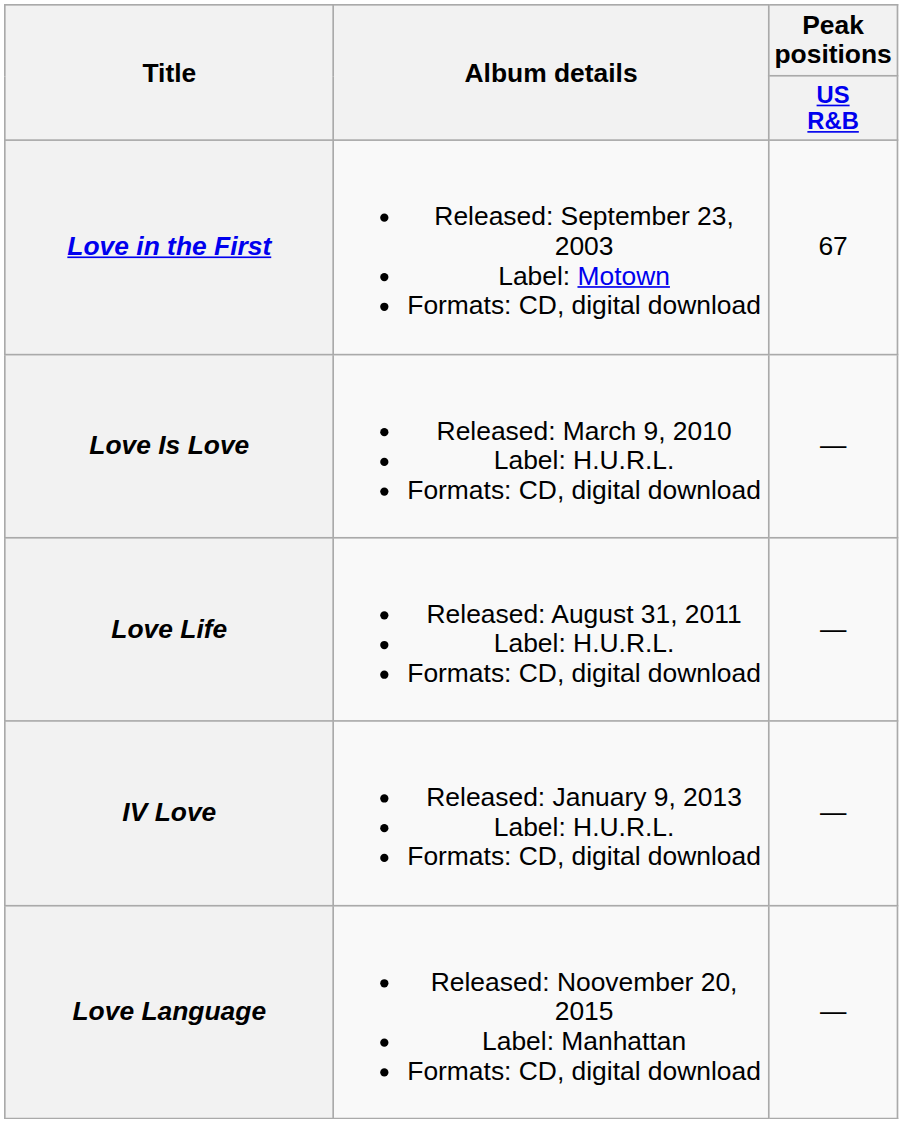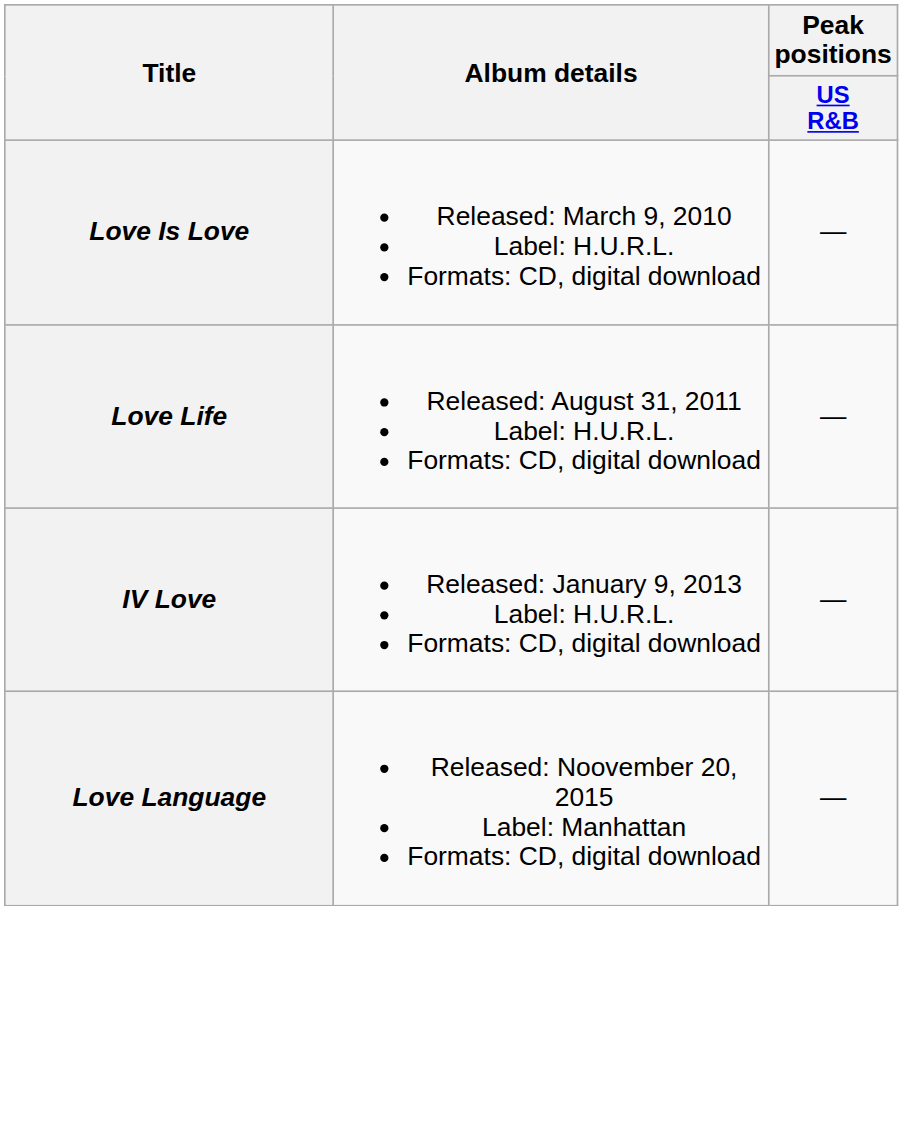- row: (169, 246)
